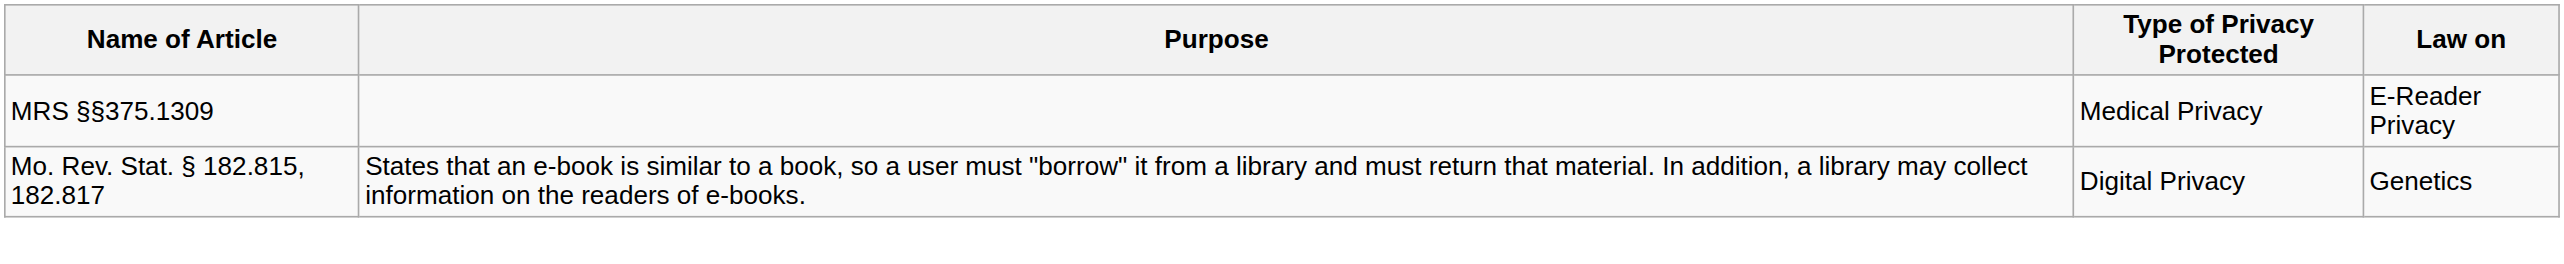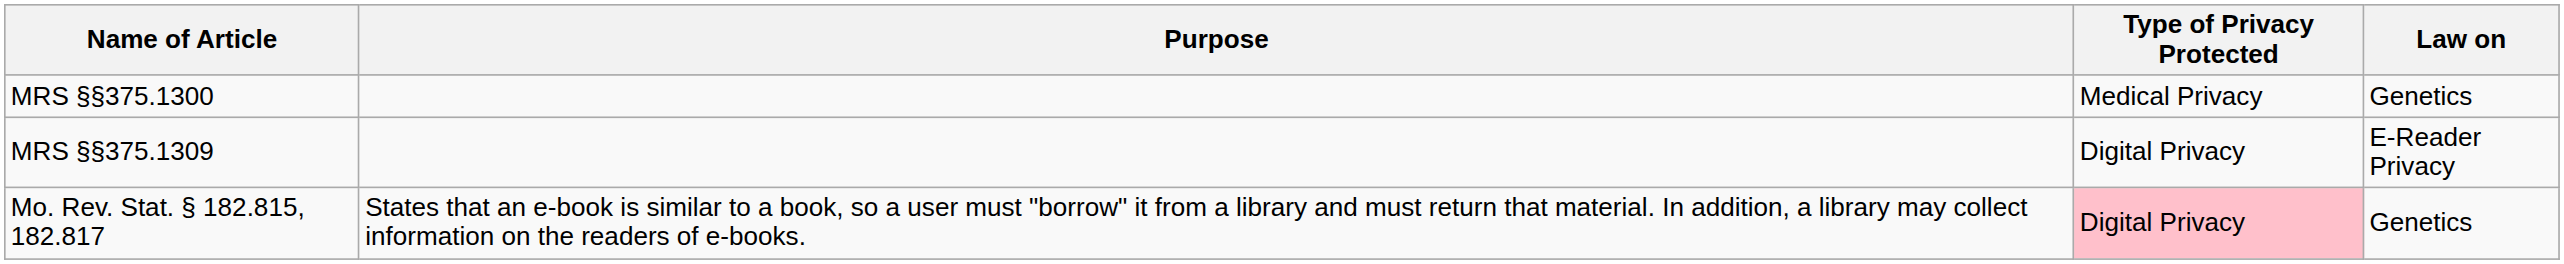+ row: (112, 95)
(2171, 110) Medical Privacy -> (2162, 151) Digital Privacy
(2162, 181) no background -> (2162, 222) pink background
